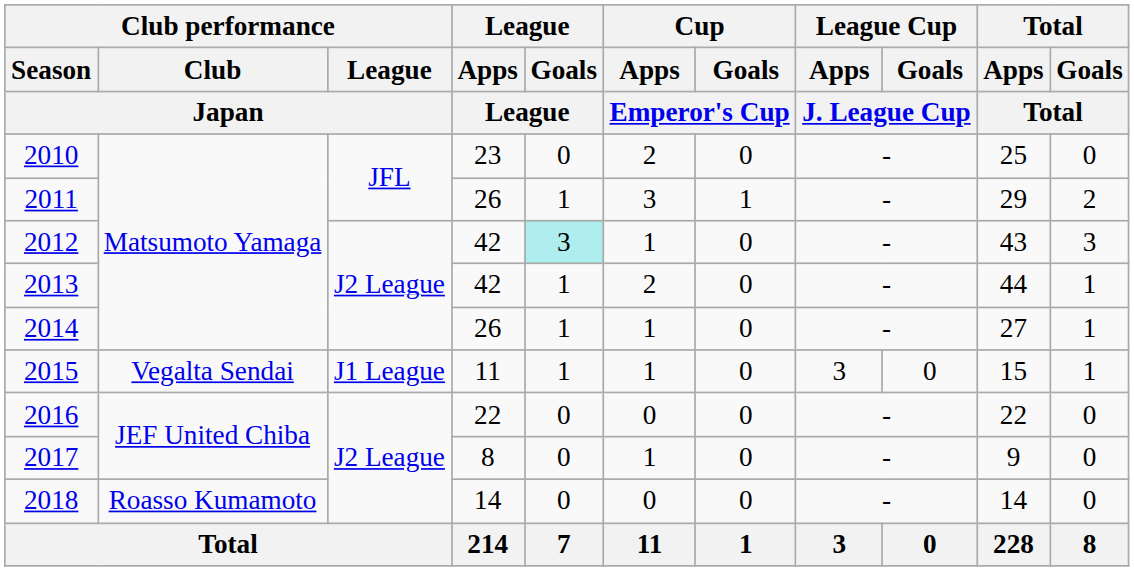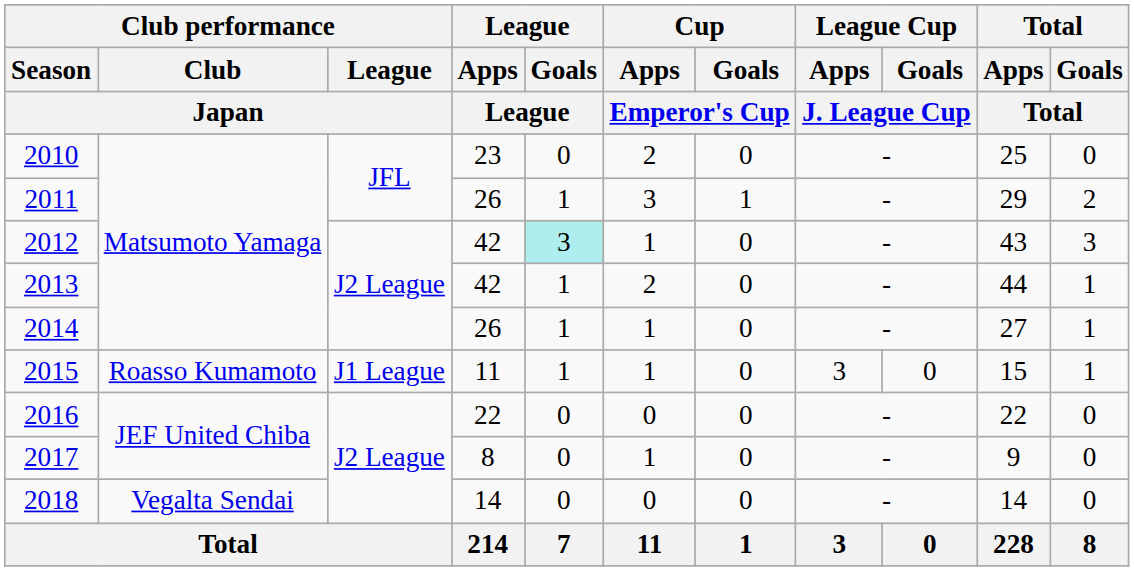(213, 371) Vegalta Sendai -> (213, 371) Roasso Kumamoto
(213, 500) Roasso Kumamoto -> (213, 500) Vegalta Sendai
